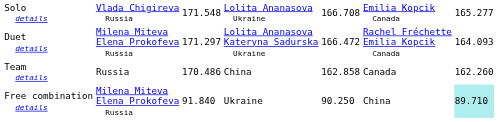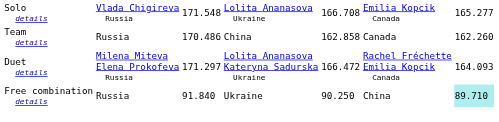rows swapped: (26, 42) <-> (26, 72)
(138, 101) Milena Miteva Elena Prokofeva Russia -> (113, 96) Russia
